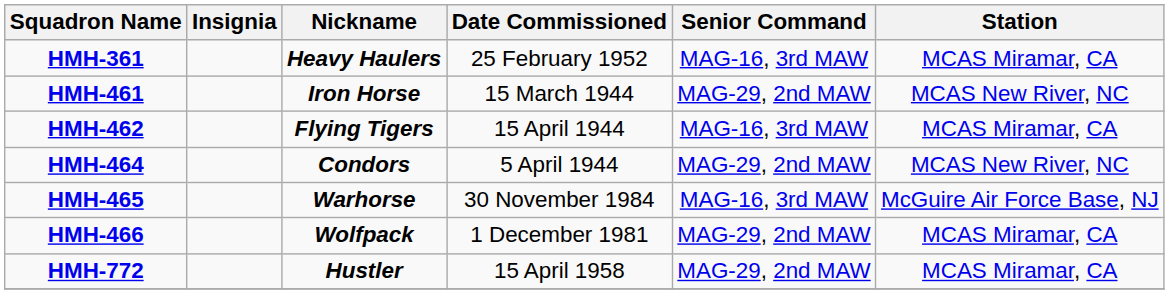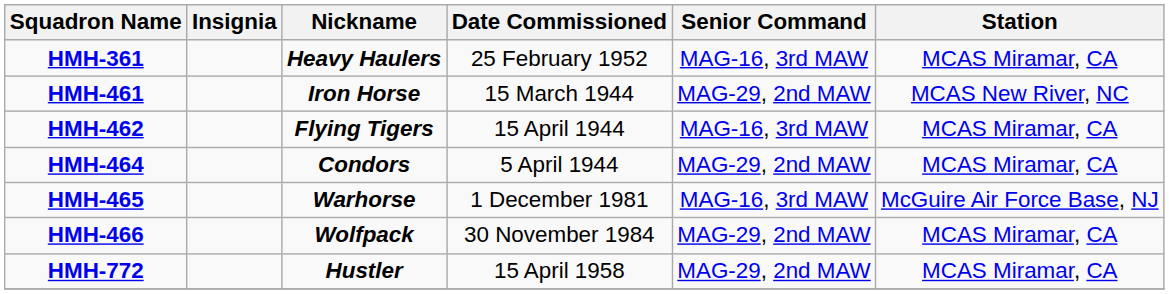(1020, 164) MCAS New River, NC -> (1020, 164) MCAS Miramar, CA
(559, 199) 30 November 1984 -> (559, 199) 1 December 1981
(559, 235) 1 December 1981 -> (559, 235) 30 November 1984
